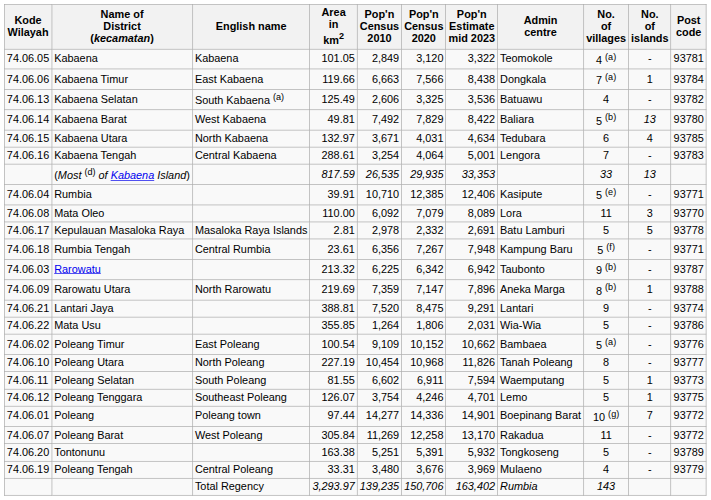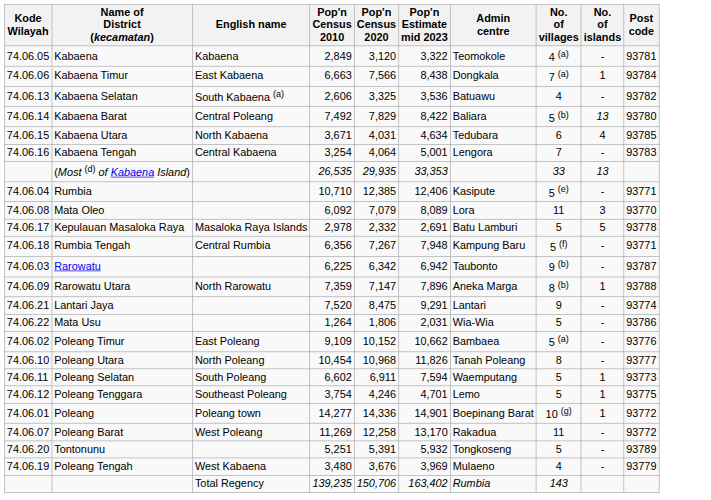- column: (334, 26)
(230, 119) West Kabaena -> (234, 116) Central Poleang
(650, 416) 7 -> (602, 413) 1
(234, 469) Central Poleang -> (230, 466) West Kabaena
